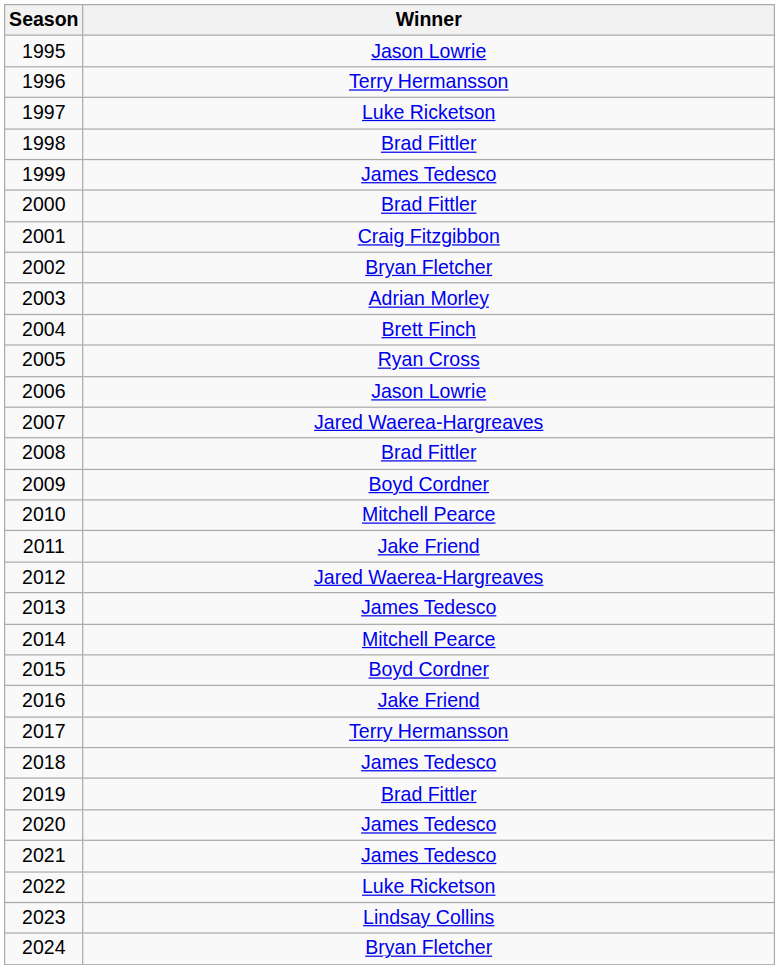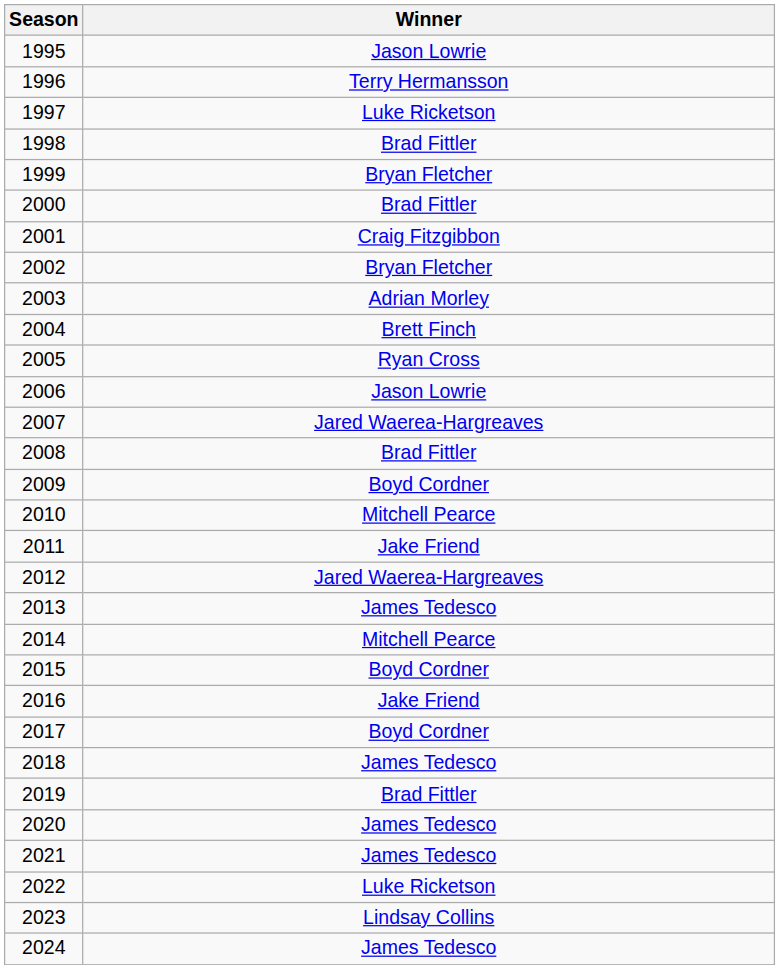(429, 174) James Tedesco -> (429, 174) Bryan Fletcher
(429, 732) Terry Hermansson -> (429, 732) Boyd Cordner
(429, 948) Bryan Fletcher -> (429, 948) James Tedesco
